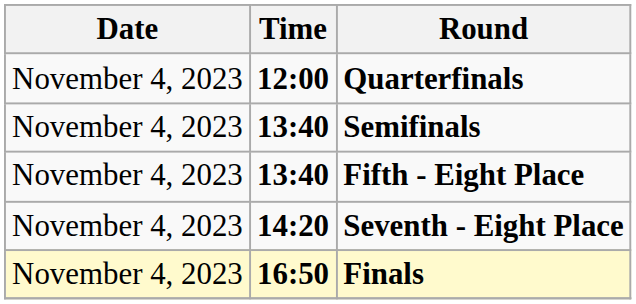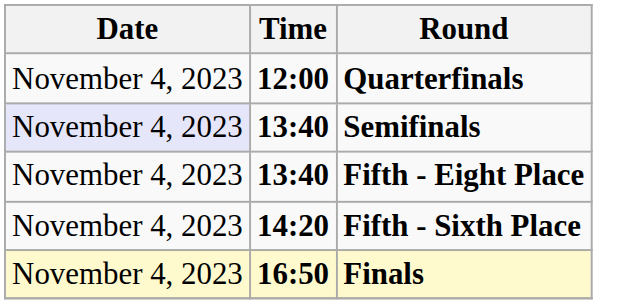(127, 126) no background -> (127, 126) lavender background
- row: (484, 224)
+ row: (462, 224)
